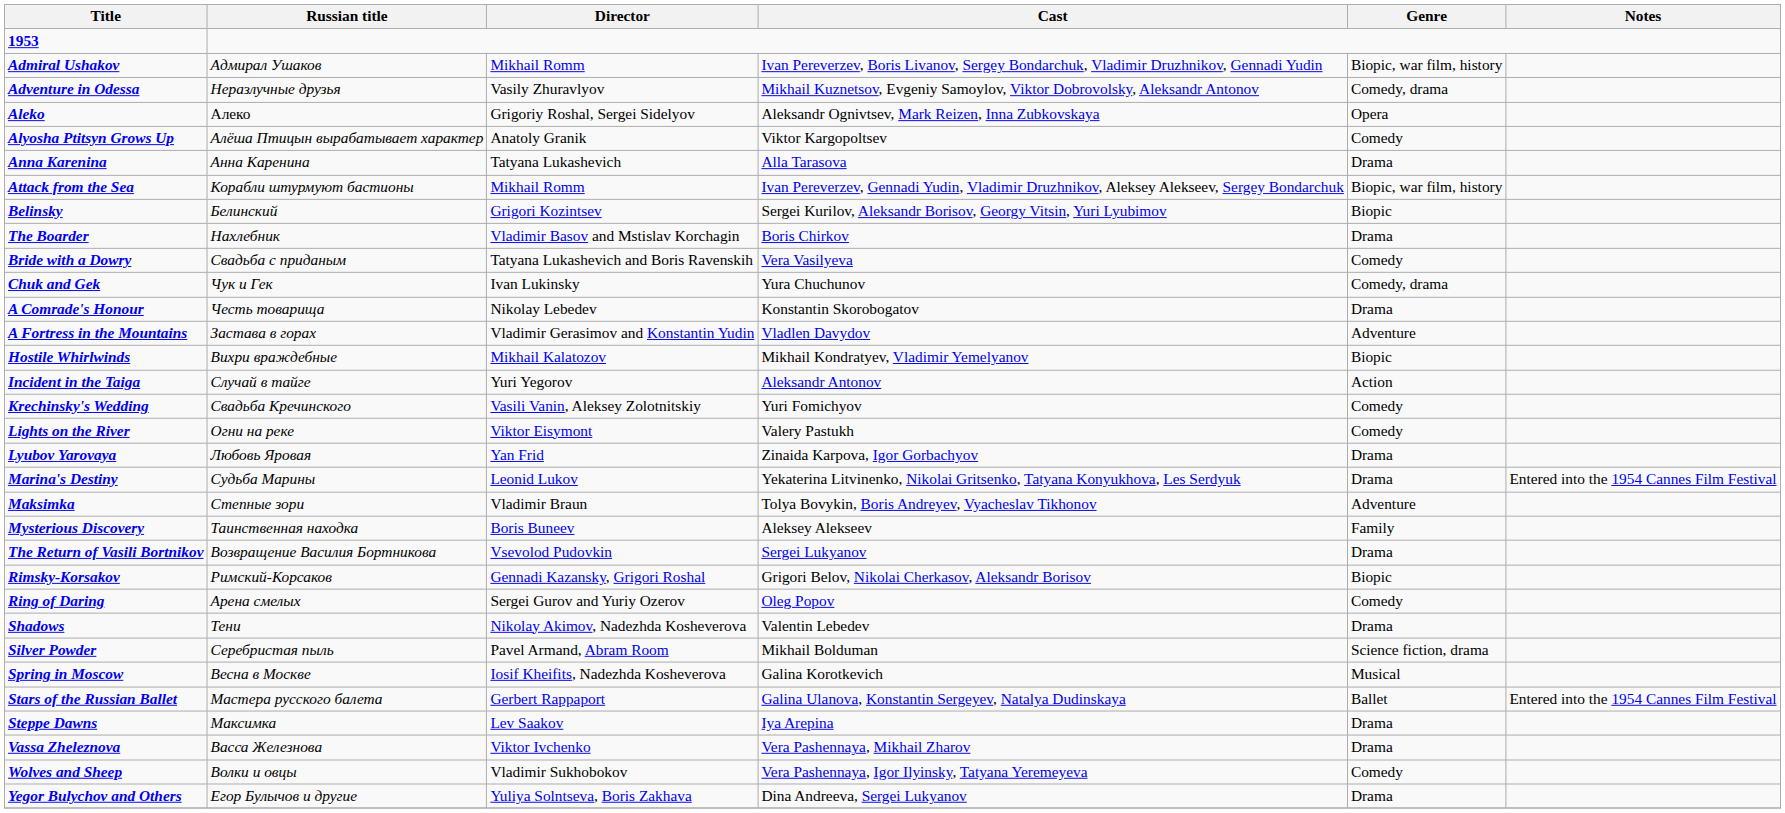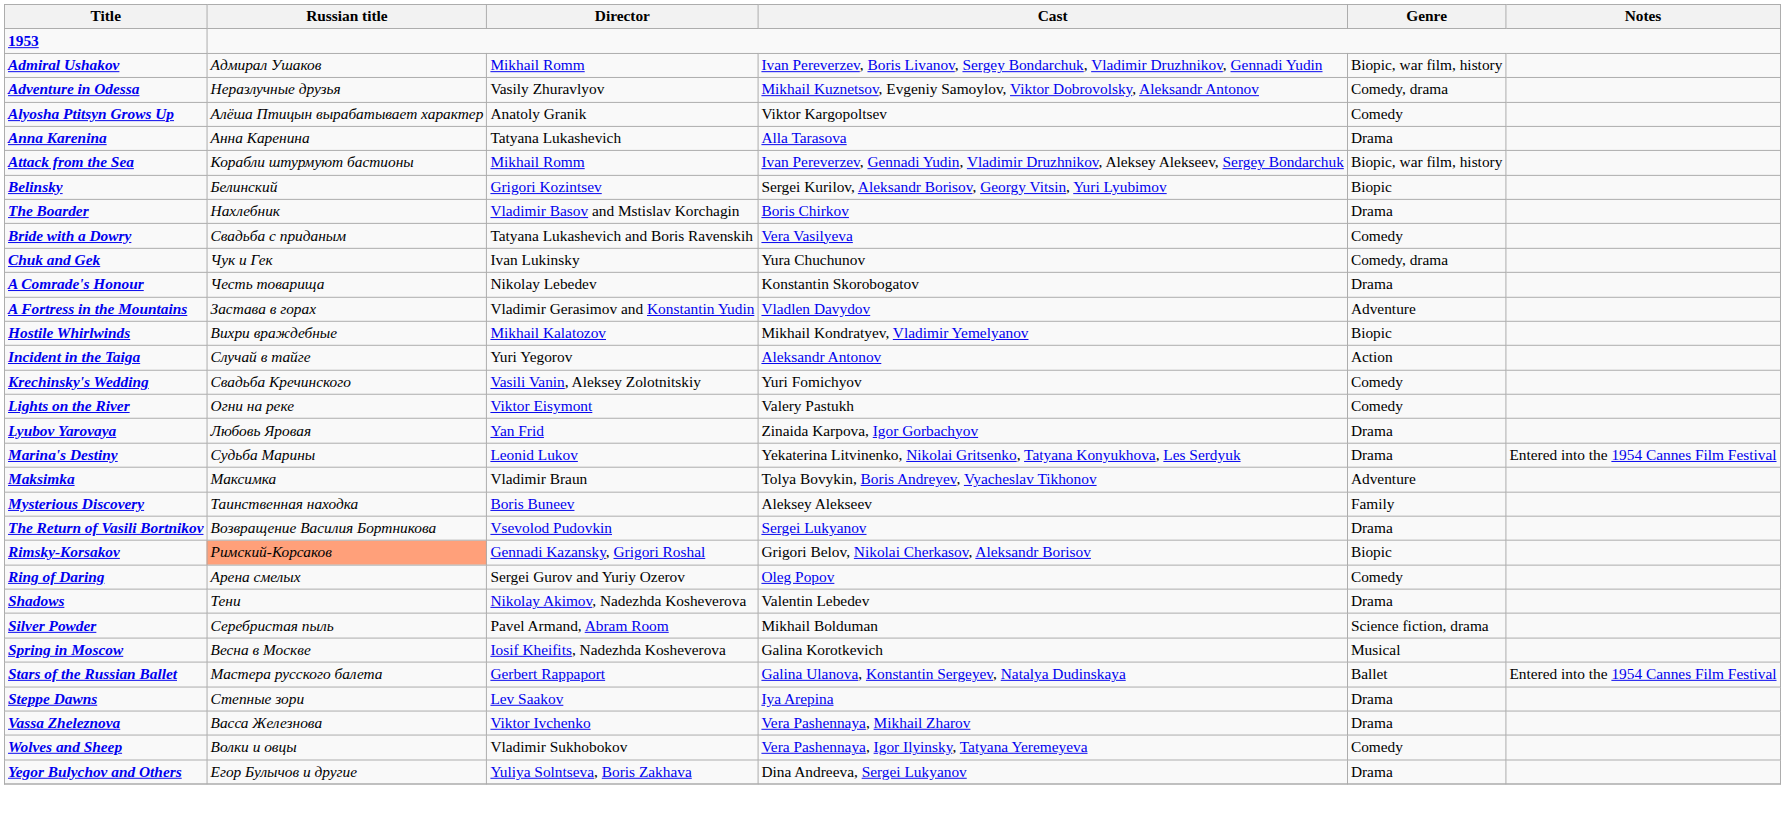- row: (26, 114)
(257, 503) Степные зори -> (243, 479) Максимка
(271, 576) no background -> (271, 552) lightsalmon background
(243, 723) Максимка -> (257, 698) Степные зори
